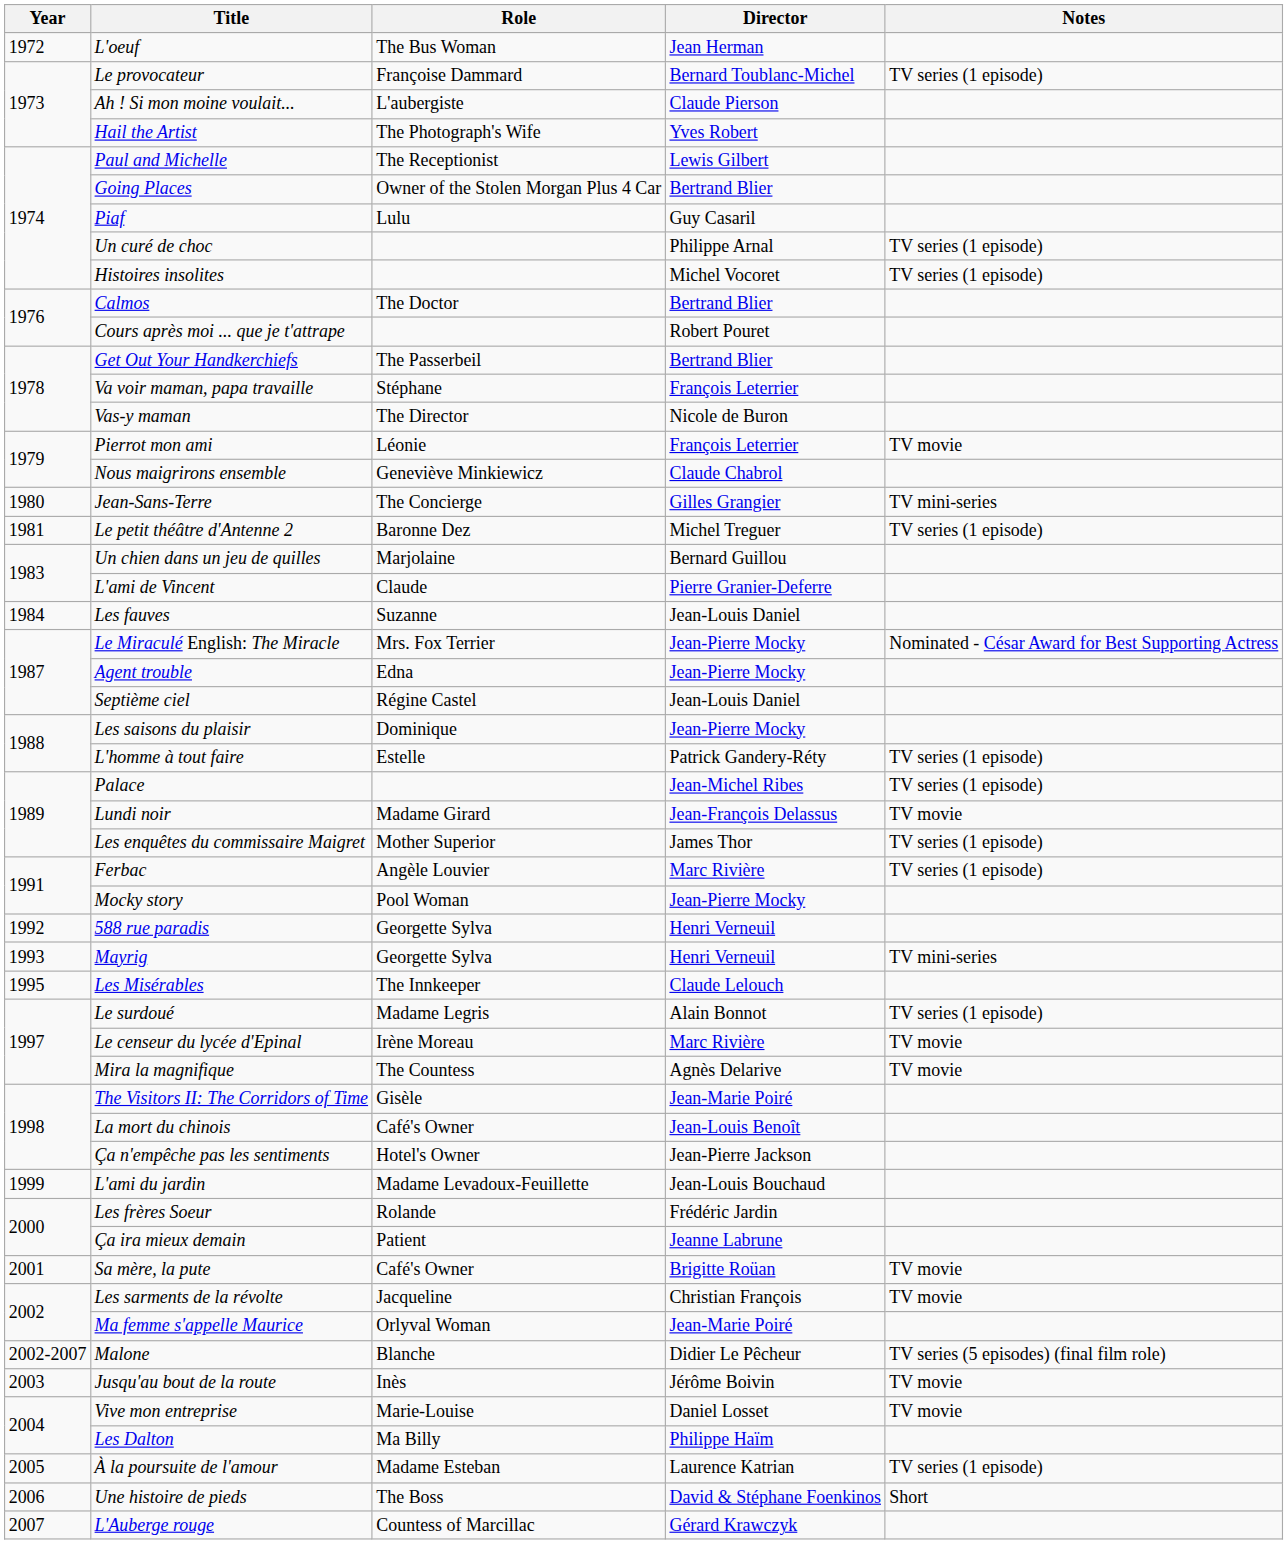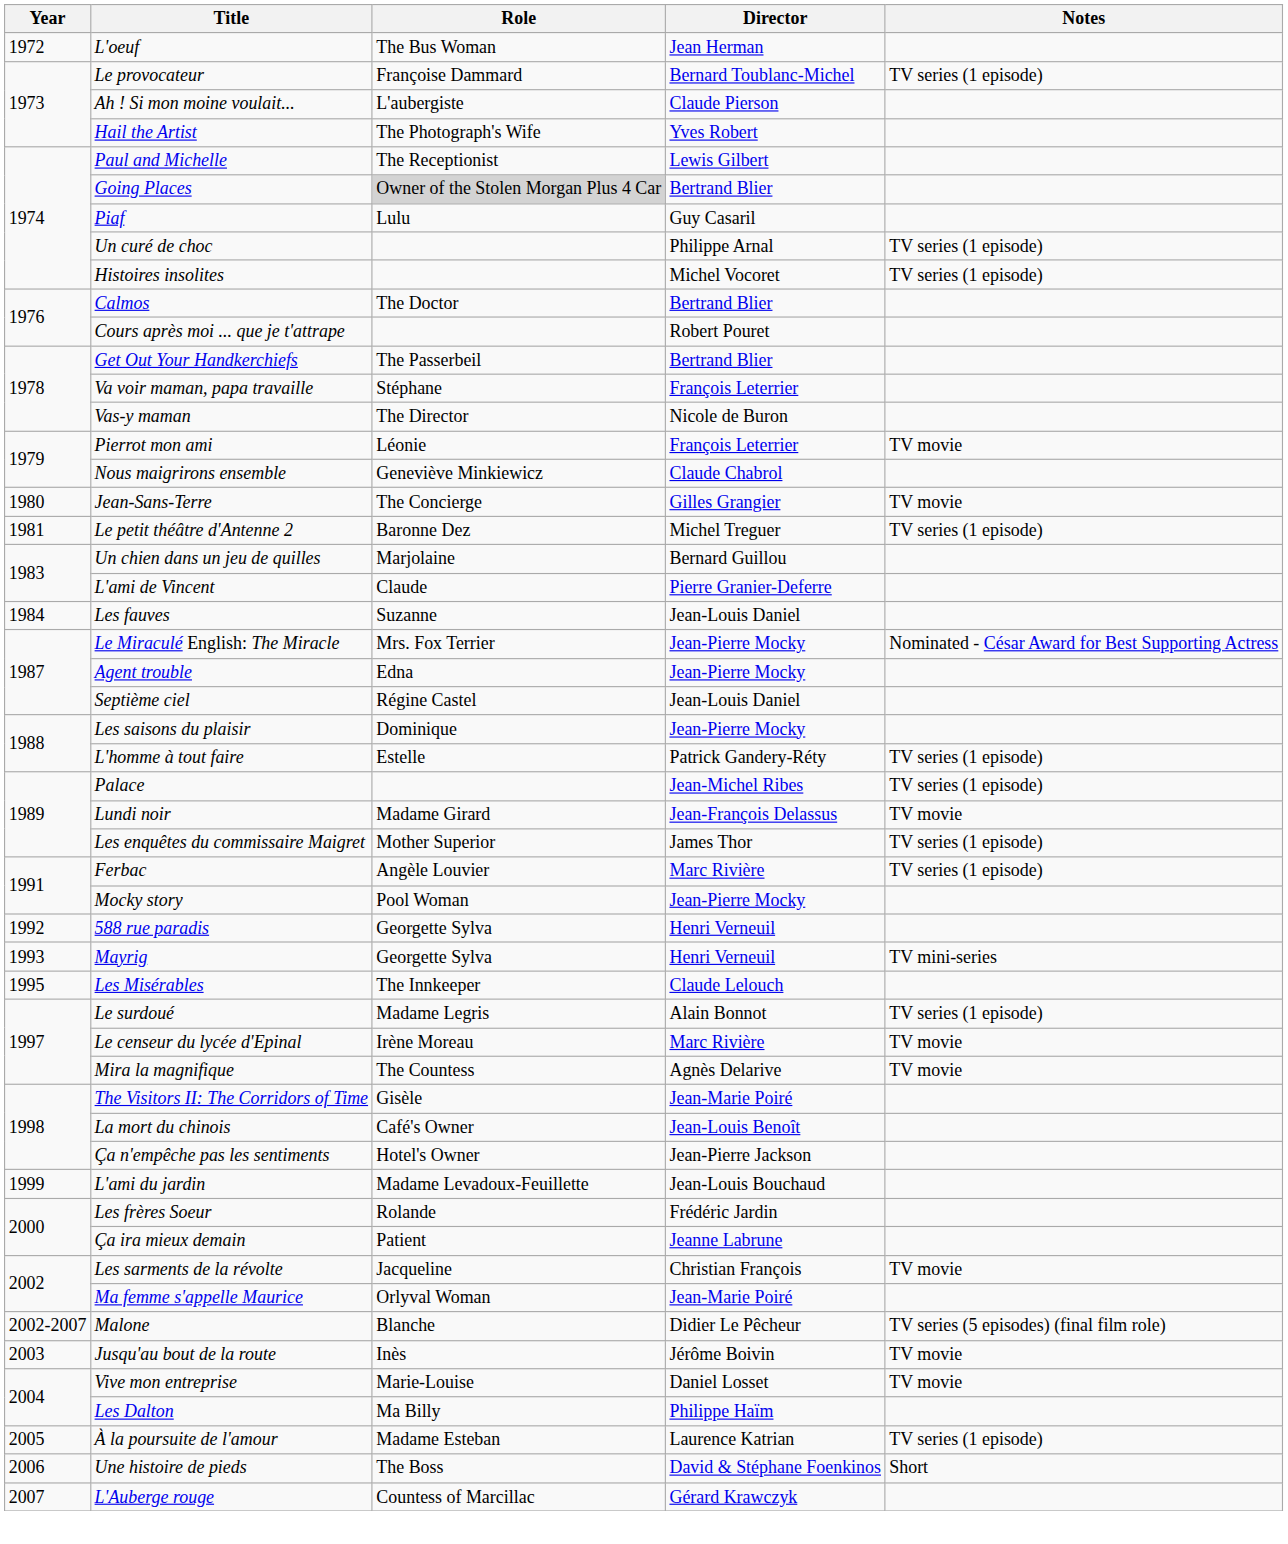(519, 189) no background -> (519, 189) lightgrey background
(943, 501) TV mini-series -> (926, 501) TV movie
- row: (152, 1269)
